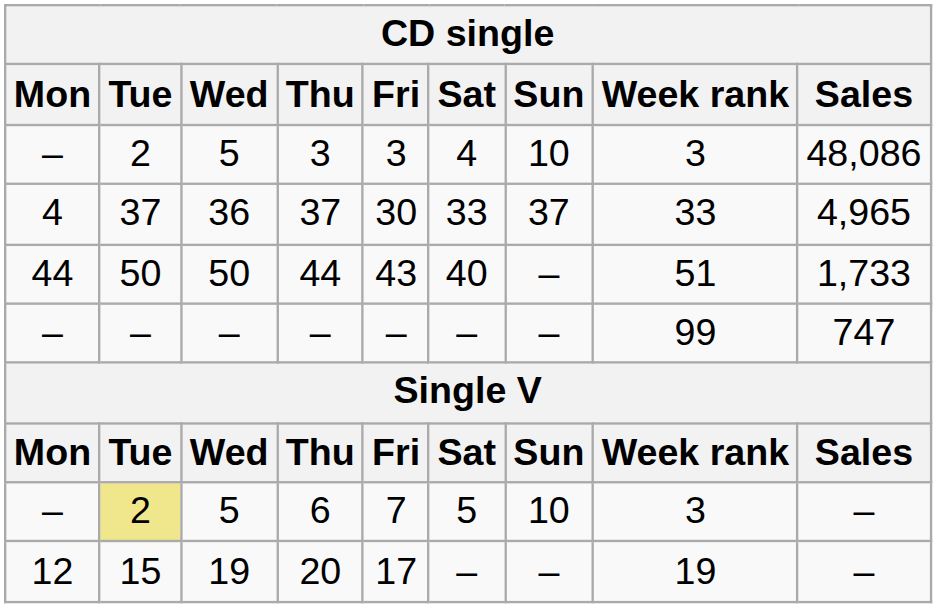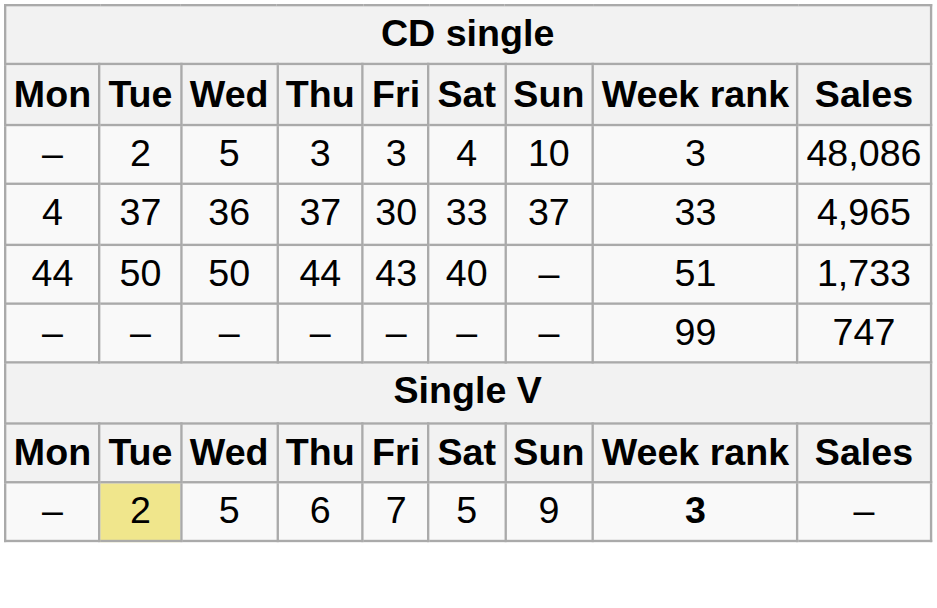(549, 511) 10 -> (549, 511) 9
(695, 511) normal -> (695, 511) bold
- row: (320, 570)
